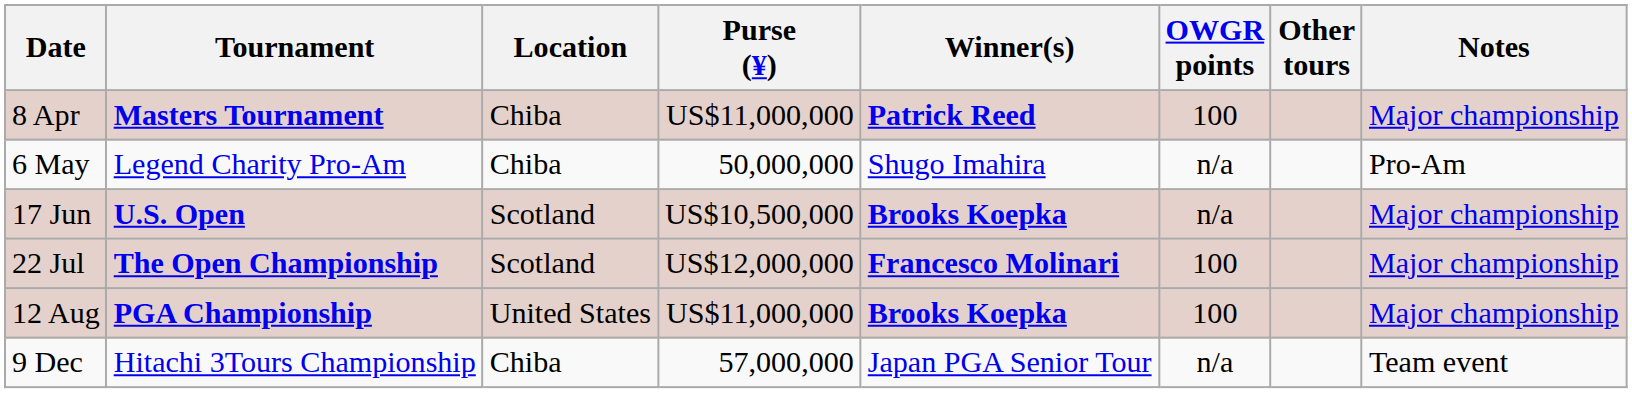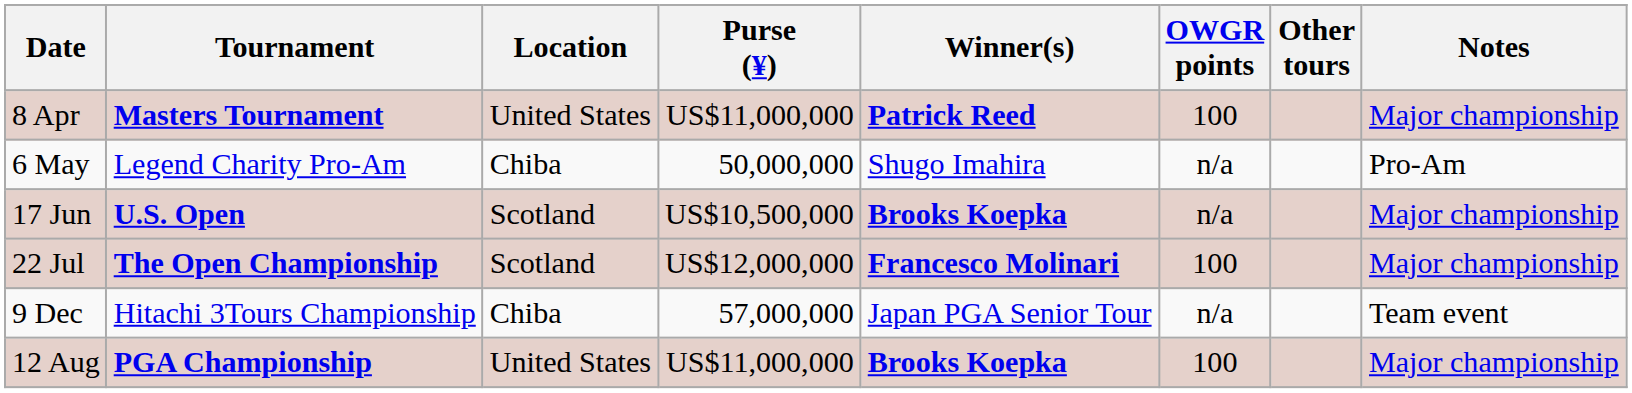(526, 114) Chiba -> (570, 114) United States
rows swapped: (56, 313) <-> (47, 362)
